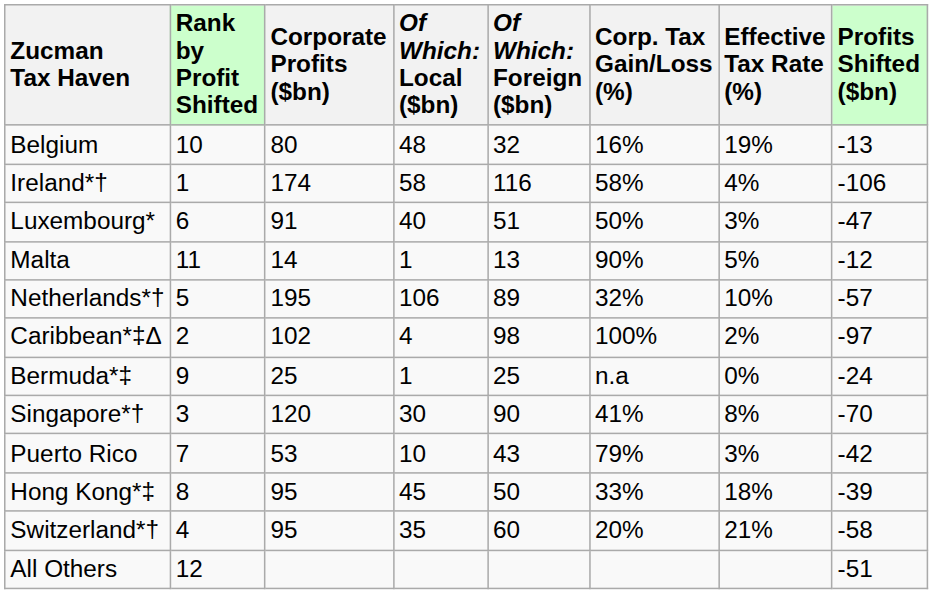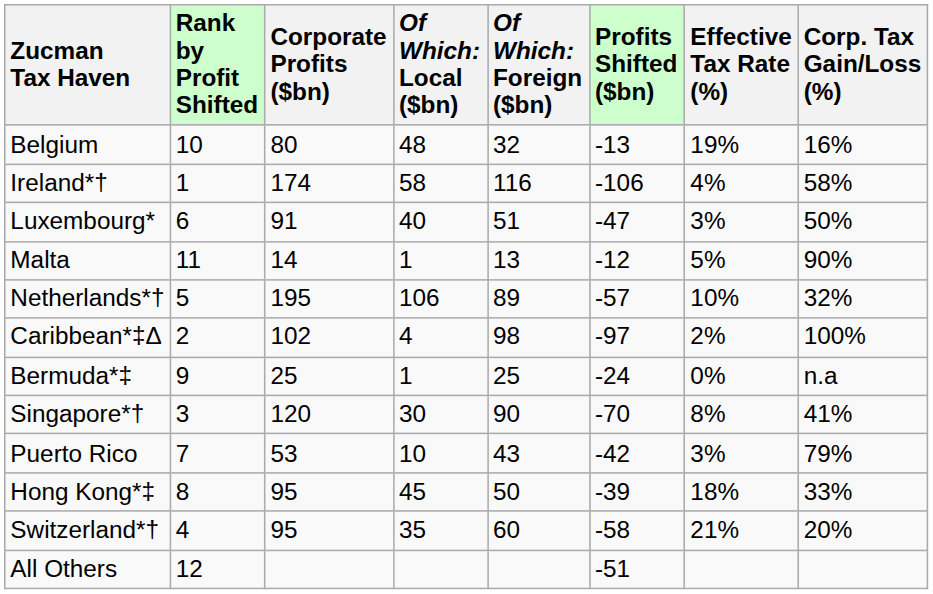columns swapped: (879, 64) <-> (654, 64)
